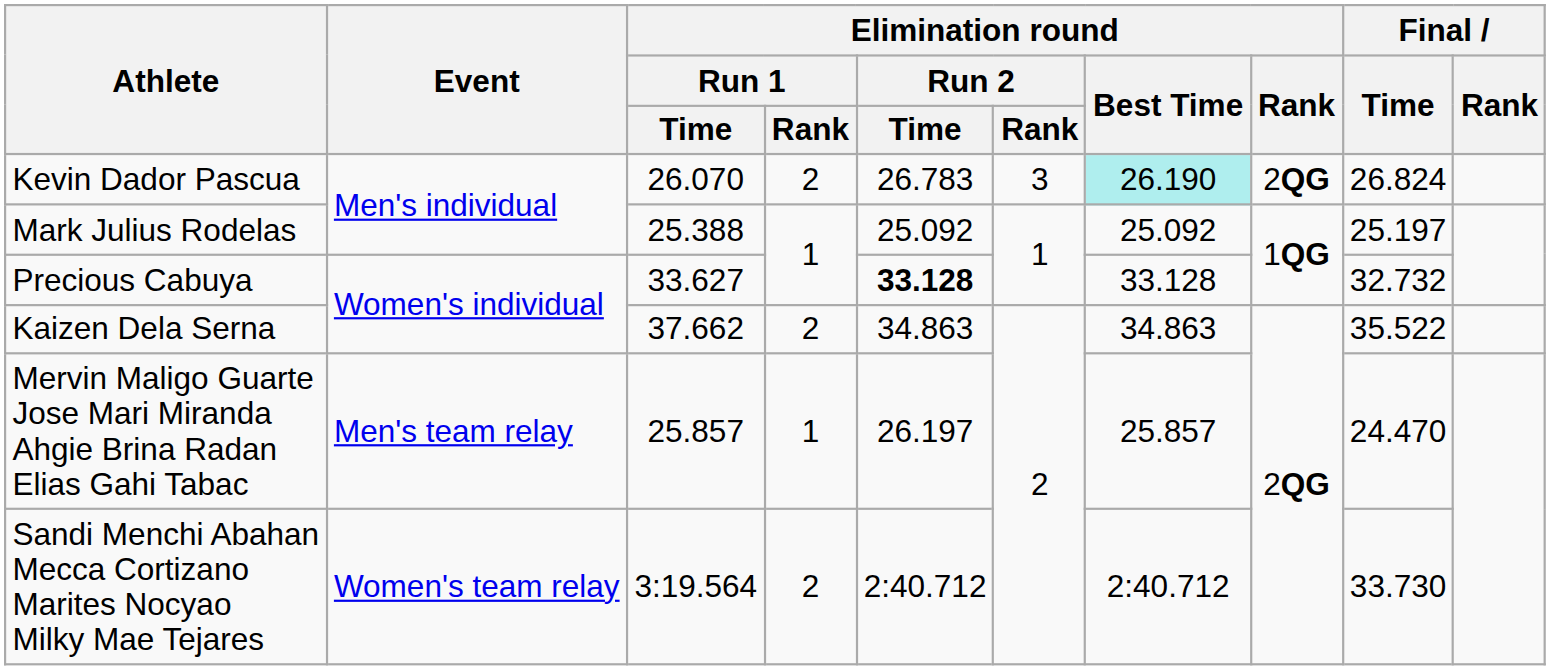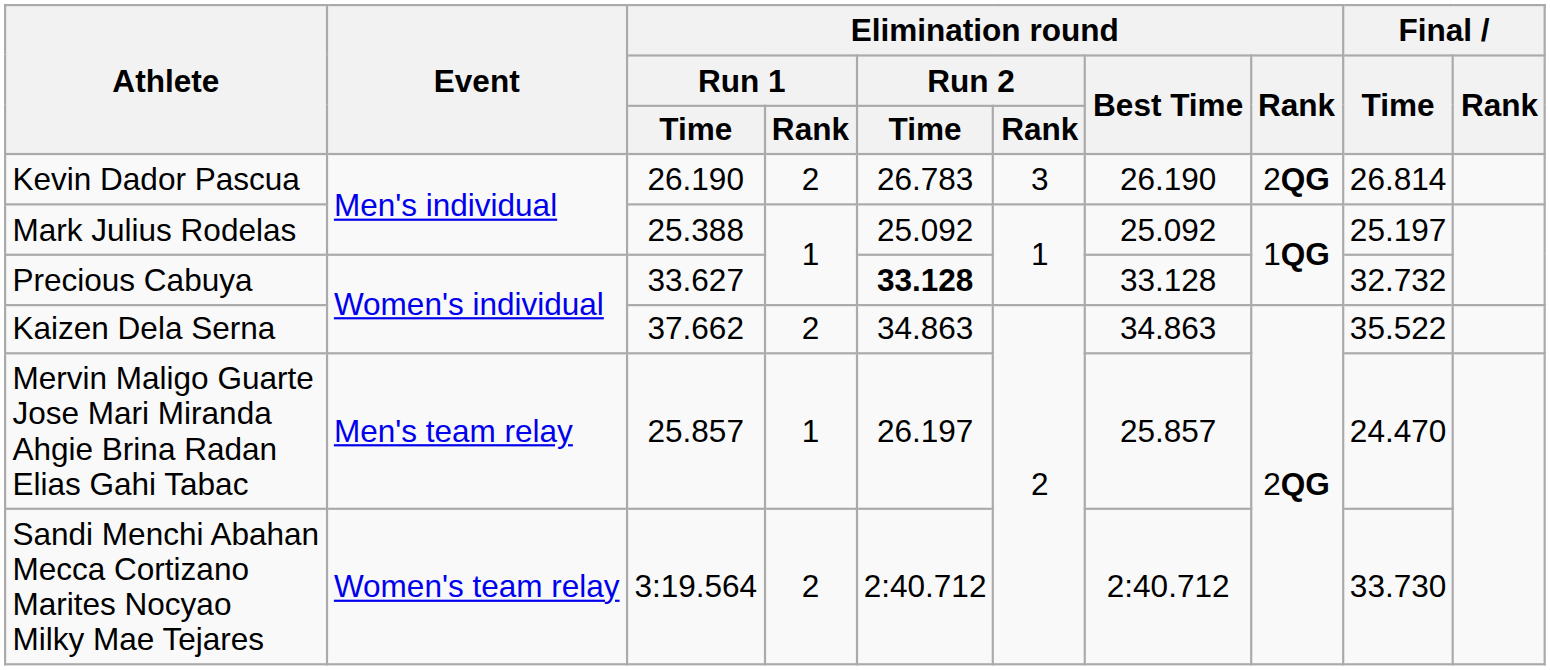(696, 180) 26.070 -> (696, 180) 26.190
(1168, 180) paleturquoise background -> (1168, 180) no background
(1398, 180) 26.824 -> (1398, 180) 26.814
